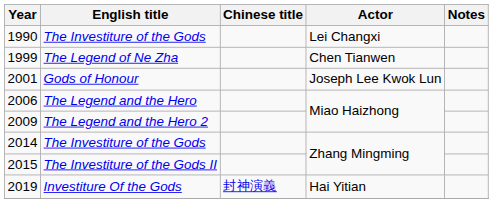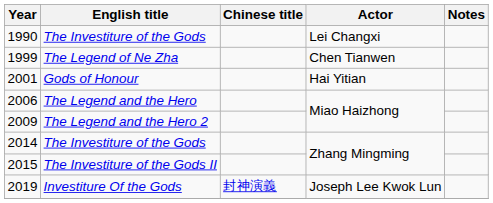(375, 79) Joseph Lee Kwok Lun -> (338, 79) Hai Yitian
(338, 186) Hai Yitian -> (375, 186) Joseph Lee Kwok Lun
